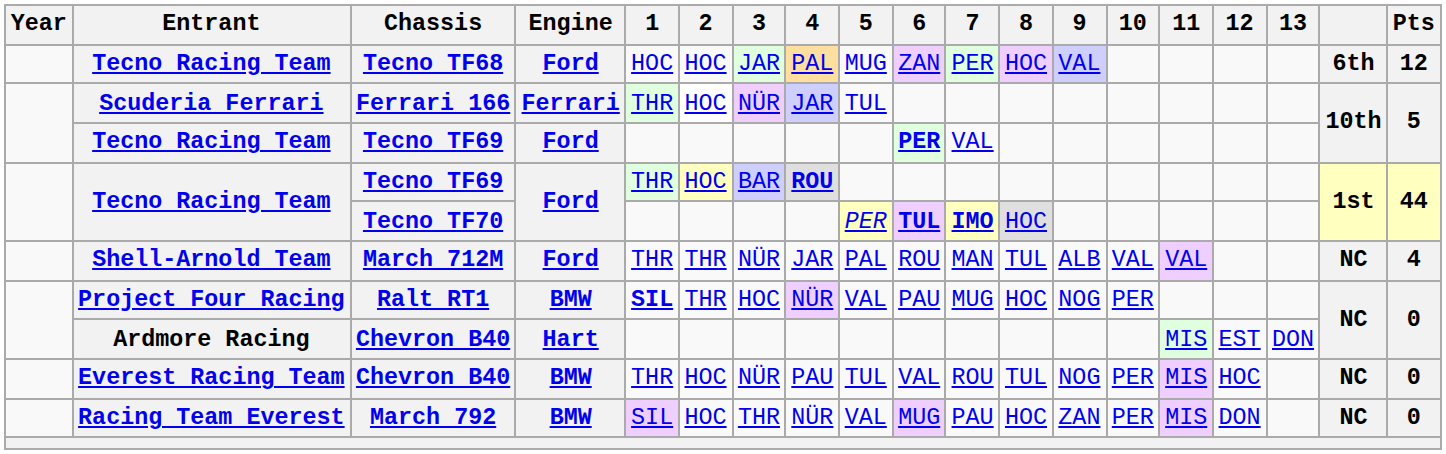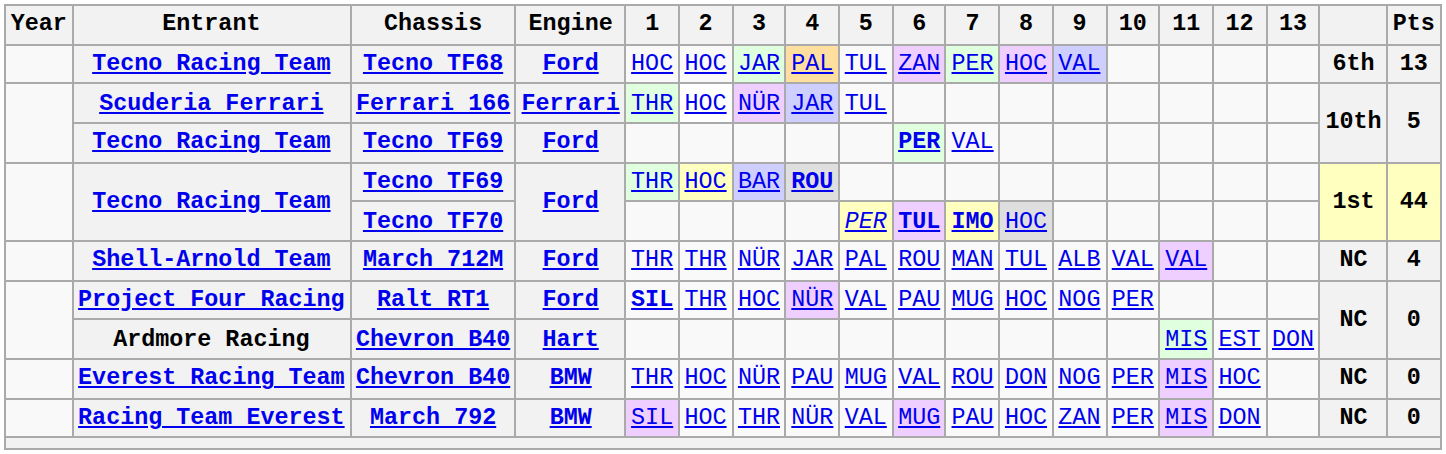(866, 64) MUG -> (866, 64) TUL
(1414, 64) 12 -> (1414, 64) 13
(571, 300) BMW -> (571, 300) Ford
(866, 378) TUL -> (866, 378) MUG
(1026, 378) TUL -> (1026, 378) DON
